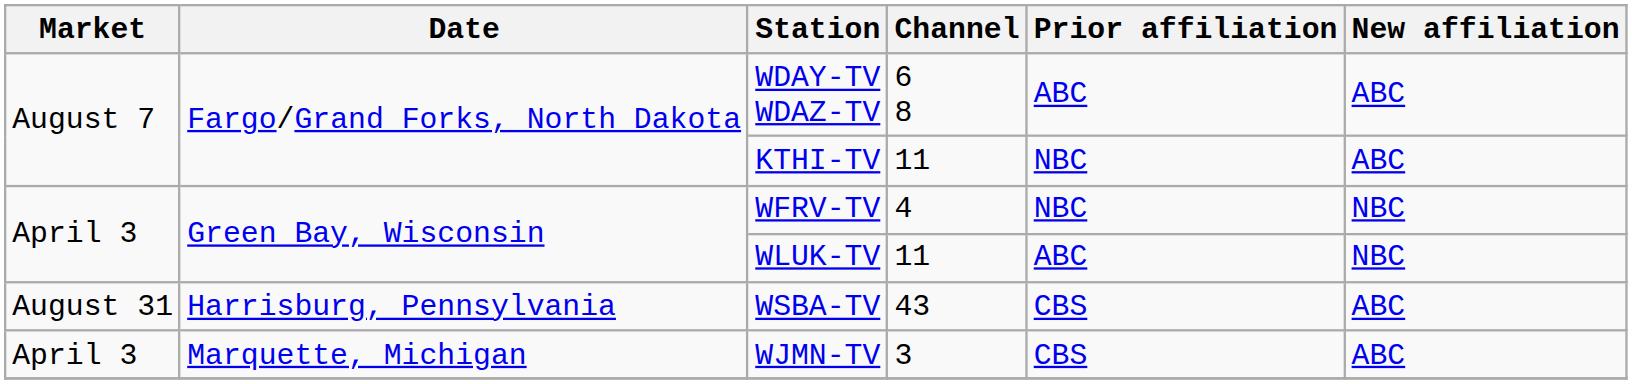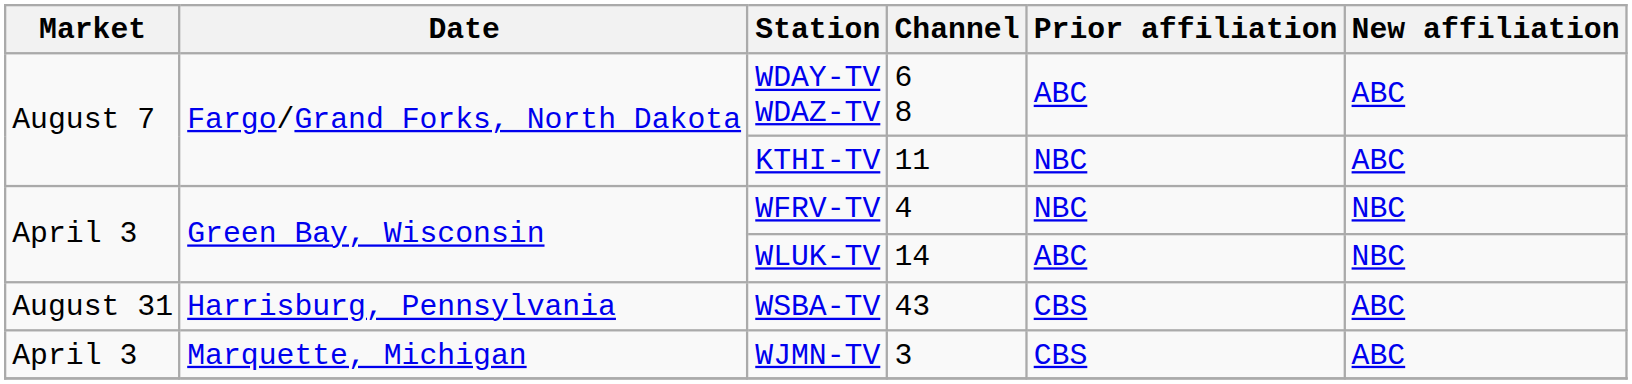(912, 258) 11 -> (912, 258) 14
